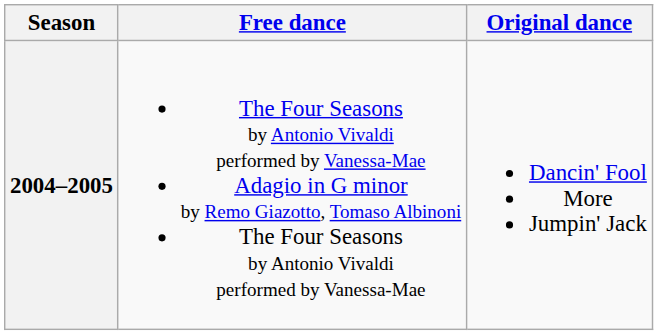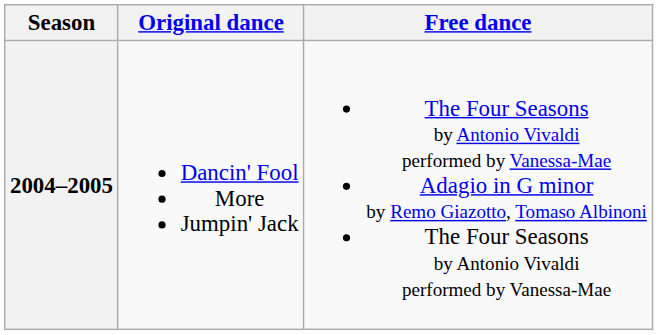columns swapped: (559, 22) <-> (292, 22)
